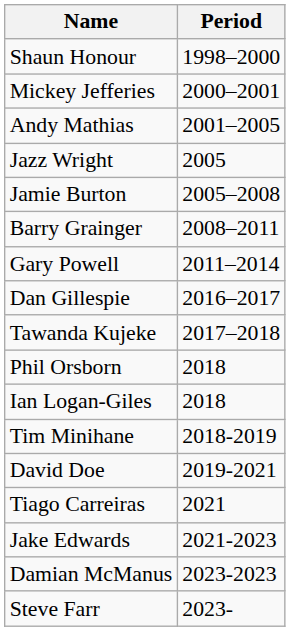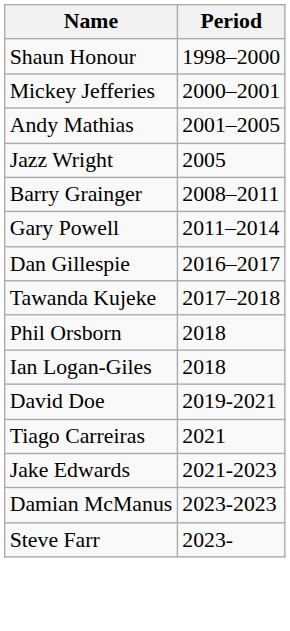- row: (68, 194)
- row: (72, 435)
